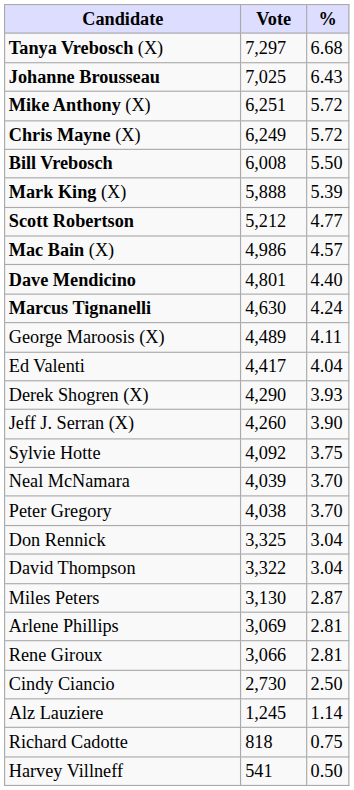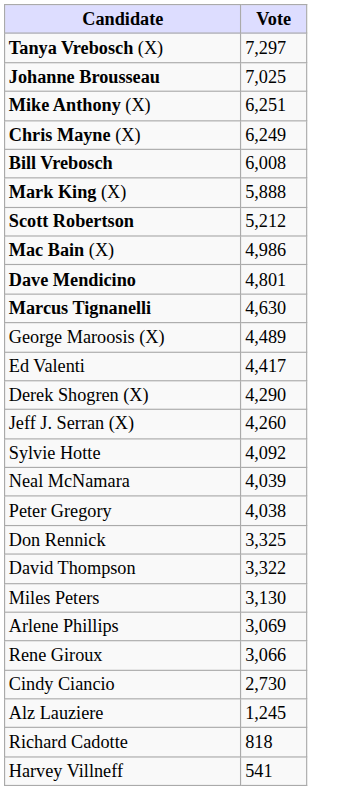- column: (328, 18)
